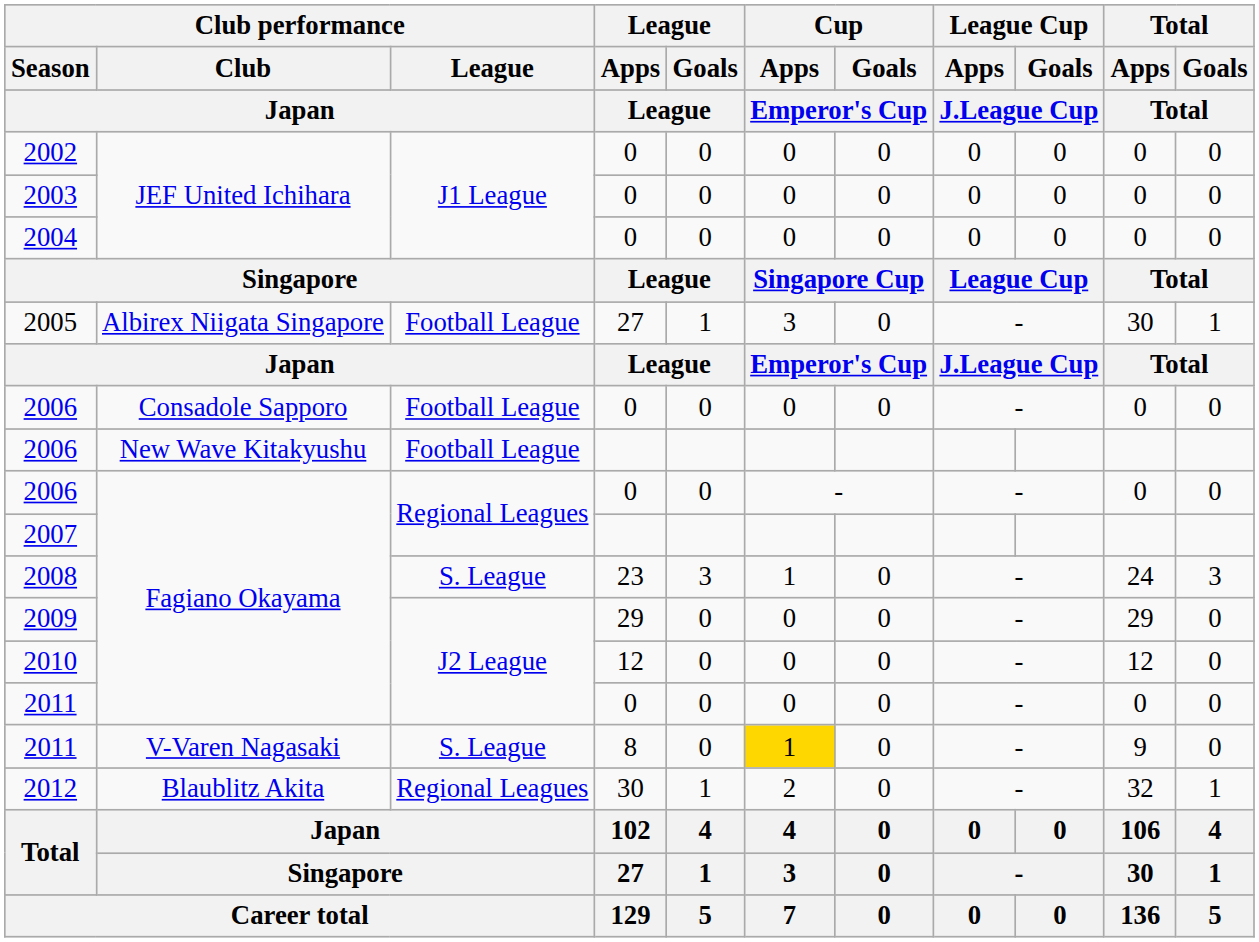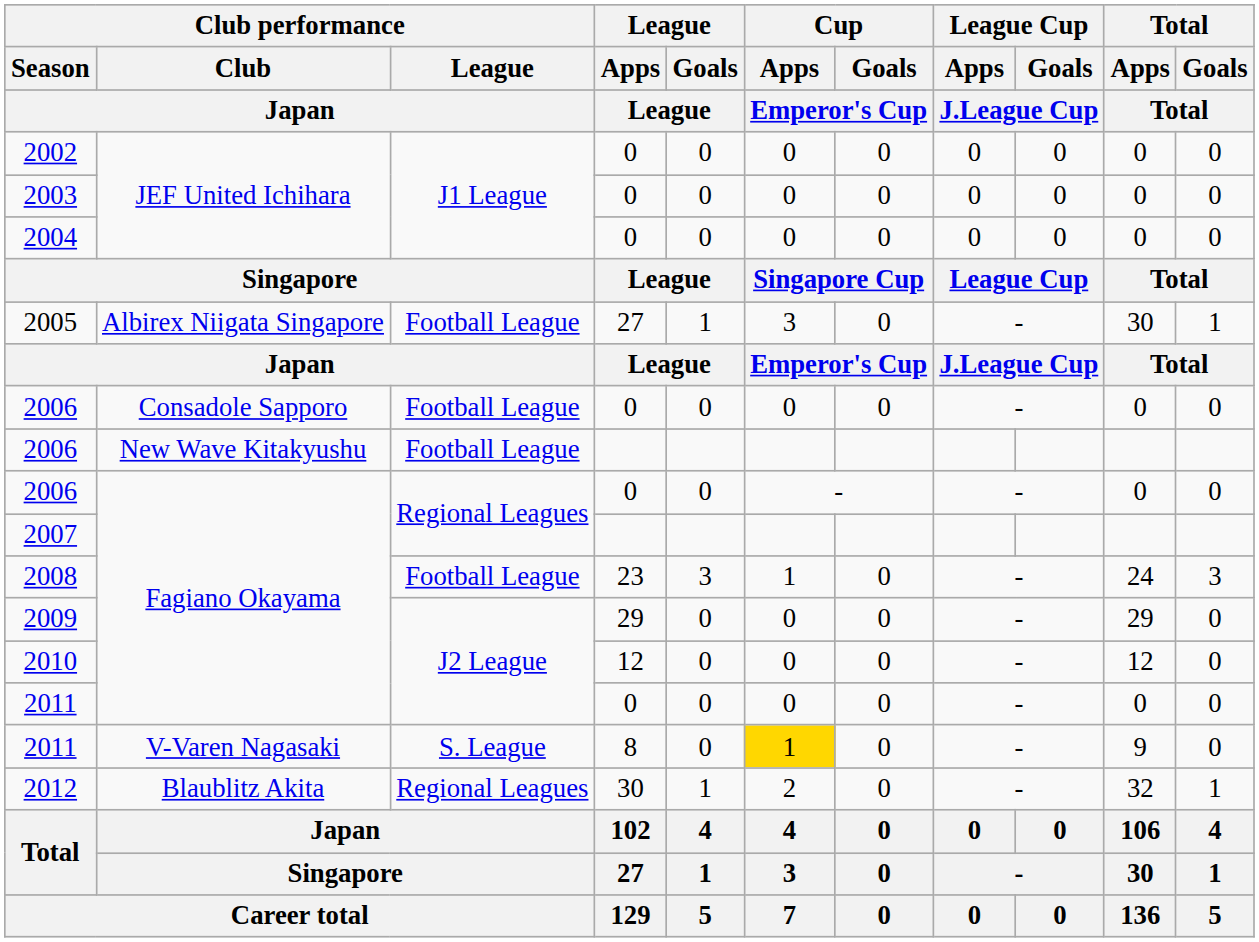(492, 576) S. League -> (492, 576) Football League
